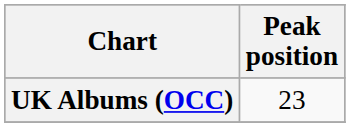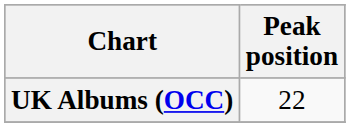(292, 99) 23 -> (292, 99) 22
